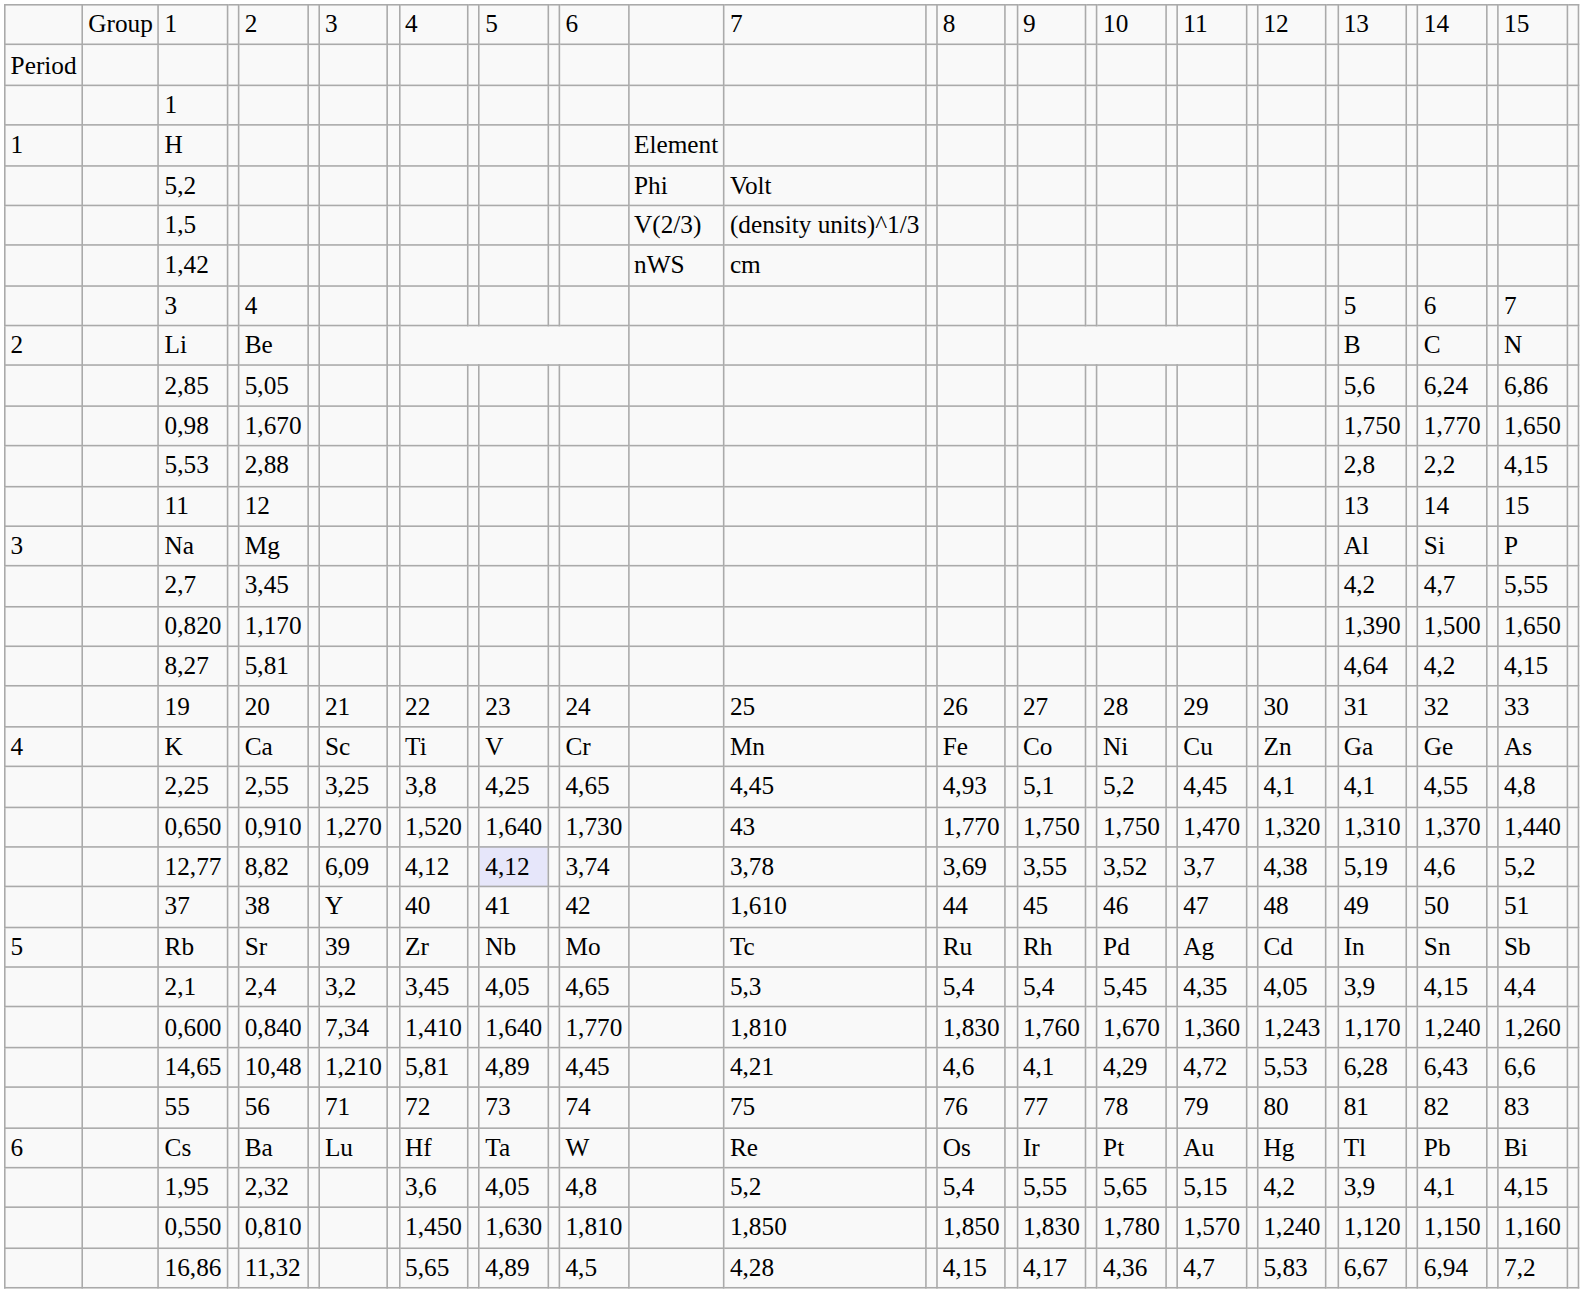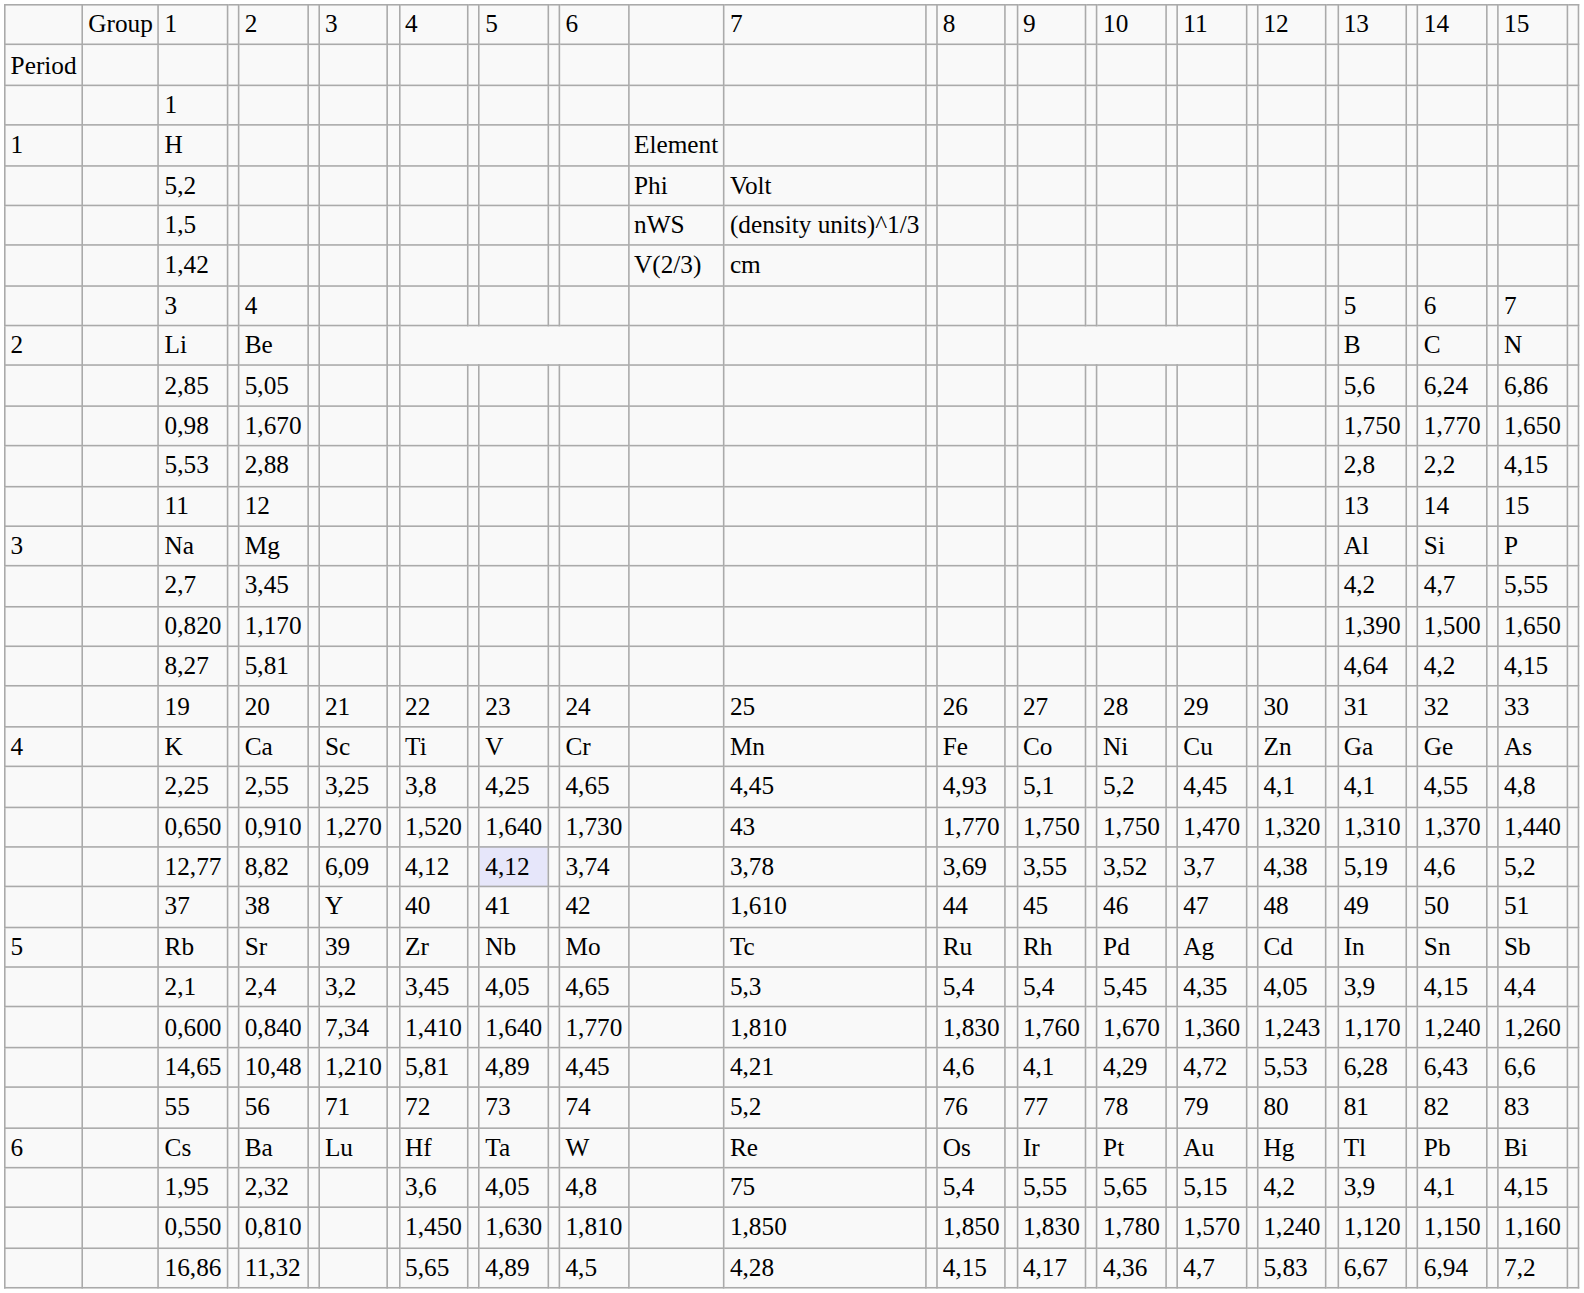(668, 225) V(2/3) -> (659, 225) nWS
(659, 265) nWS -> (668, 265) V(2/3)
(743, 1107) 75 -> (746, 1107) 5,2
(746, 1187) 5,2 -> (743, 1187) 75
